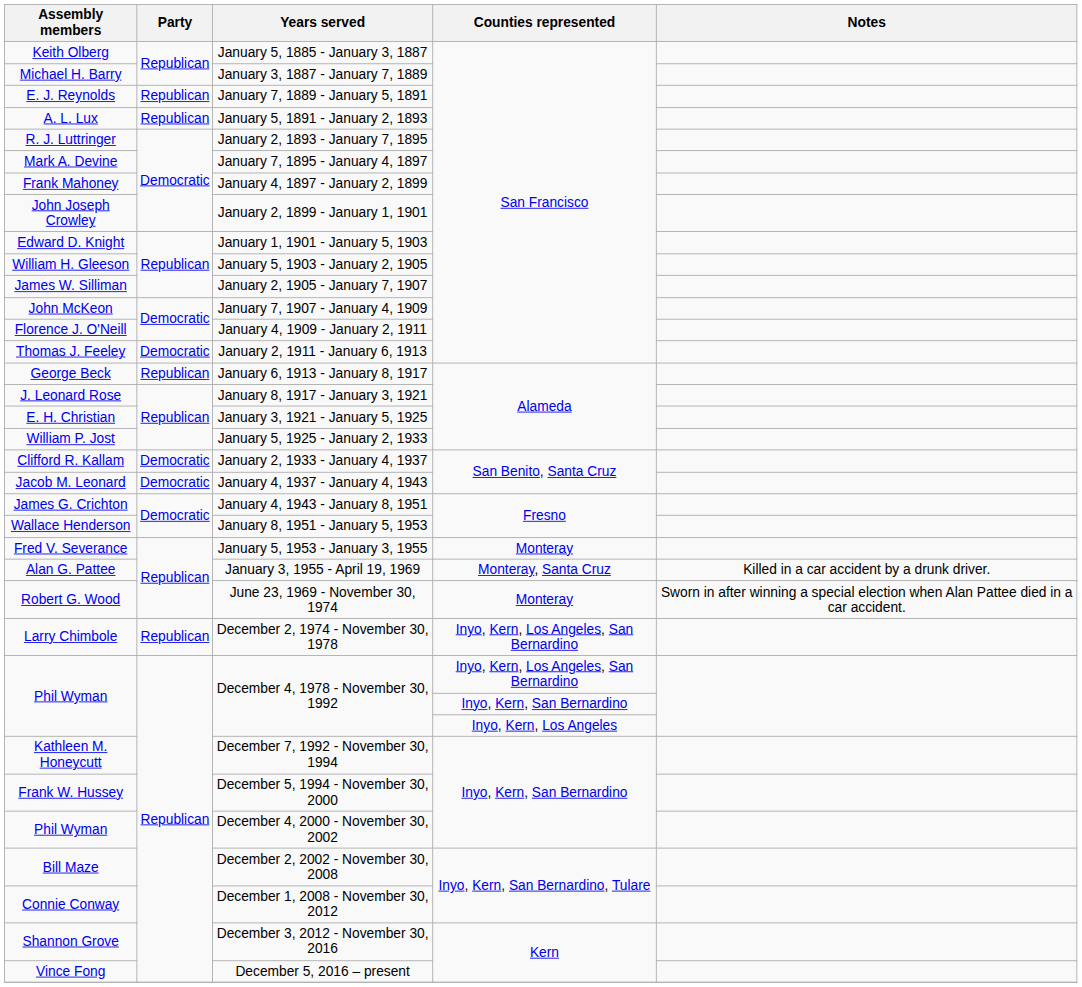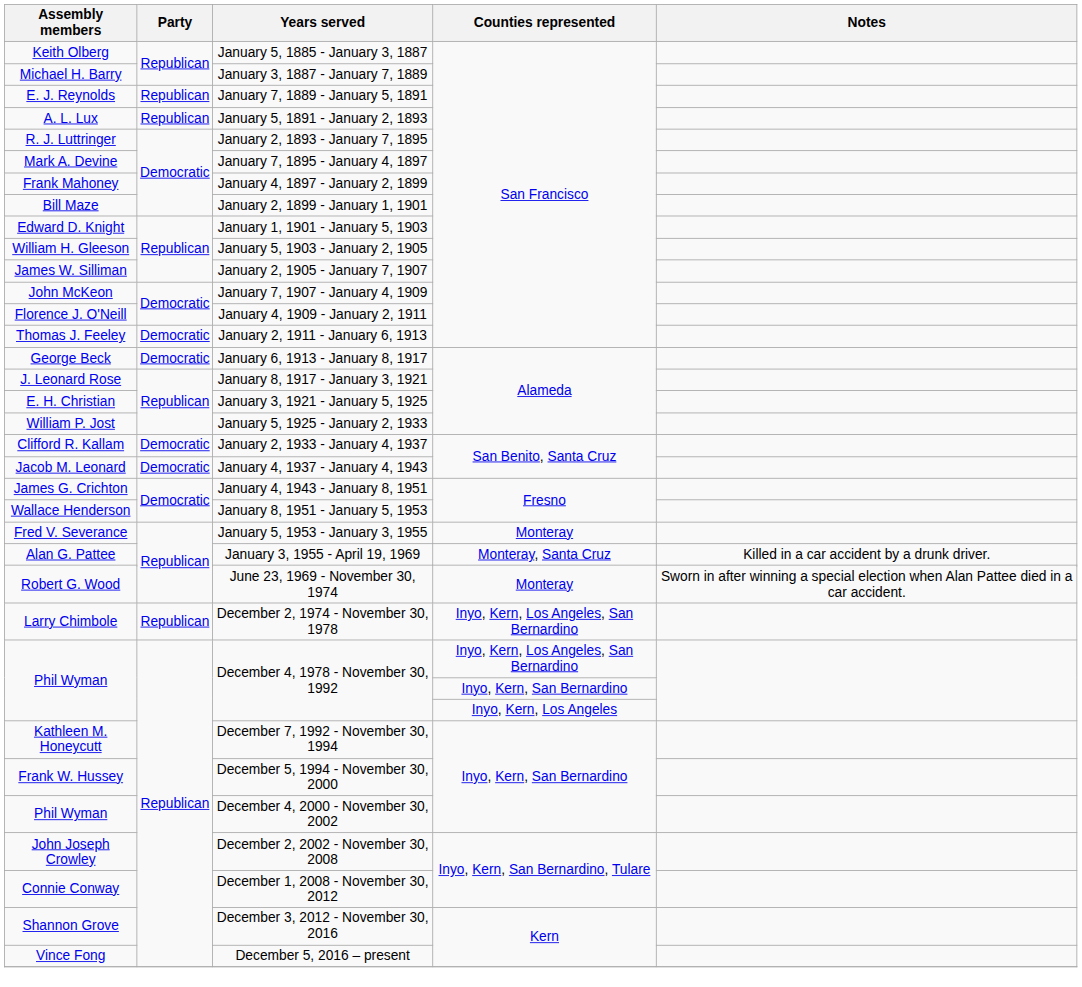(71, 213) John Joseph Crowley -> (71, 205) Bill Maze
(175, 373) Republican -> (175, 358) Democratic
(71, 867) Bill Maze -> (71, 851) John Joseph Crowley
